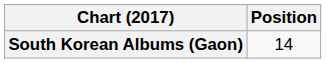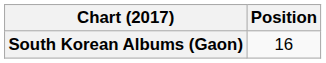(284, 44) 14 -> (284, 44) 16
